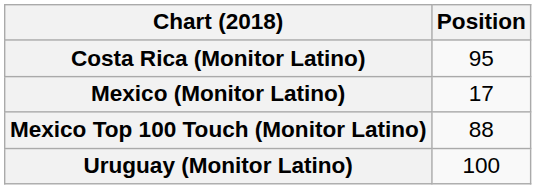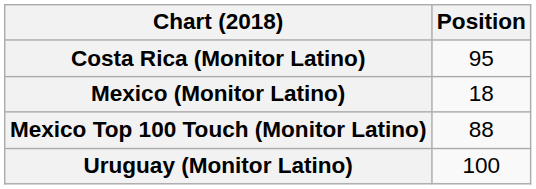(481, 93) 17 -> (481, 93) 18
